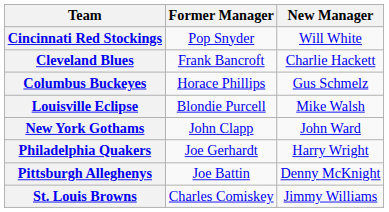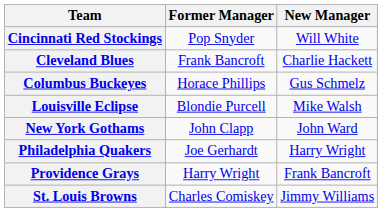- row: (85, 173)
+ row: (85, 173)
